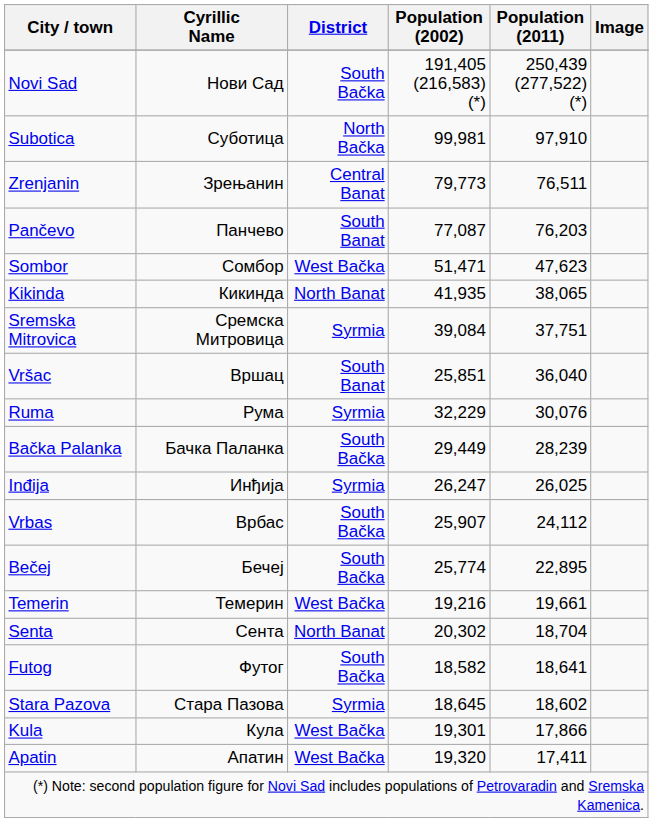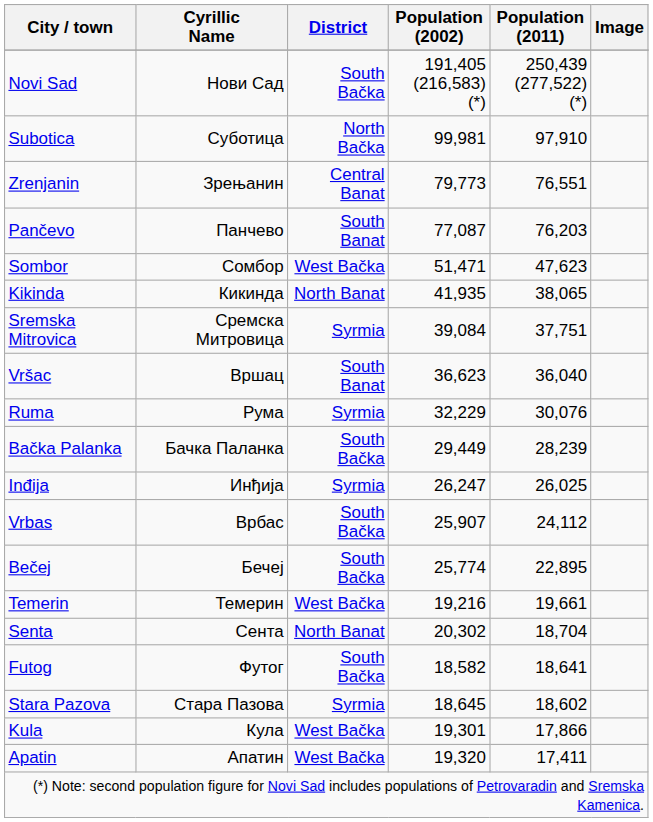(562, 184) 76,511 -> (561, 184) 76,551
(460, 376) 25,851 -> (460, 376) 36,623
